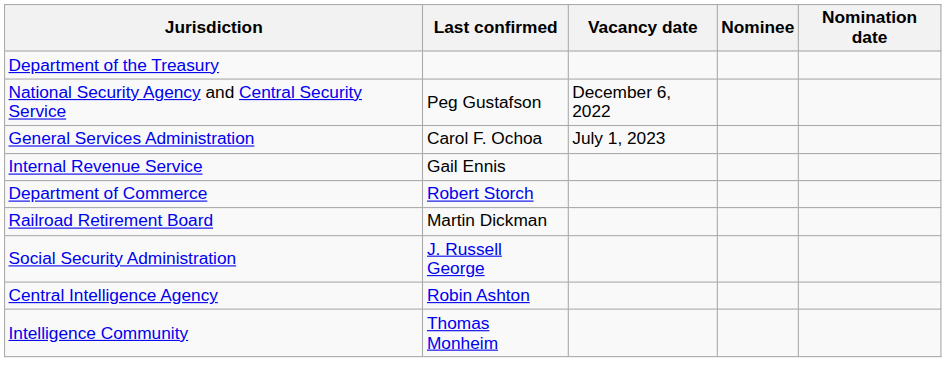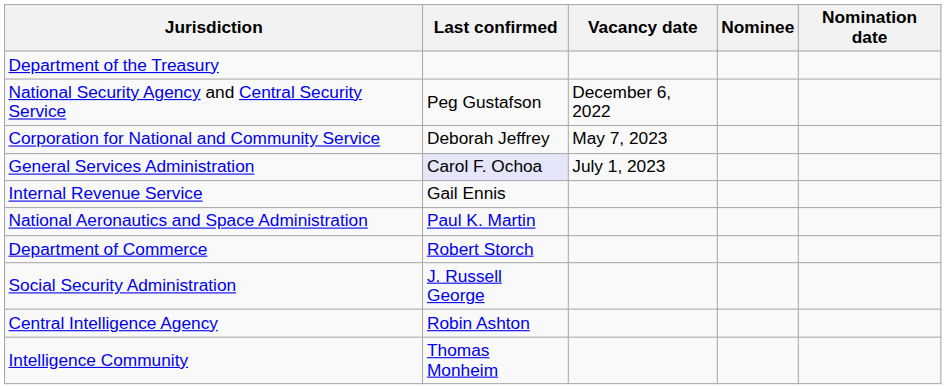+ row: (194, 139)
(485, 139) no background -> (485, 166) lavender background
+ row: (188, 221)
- row: (111, 221)
